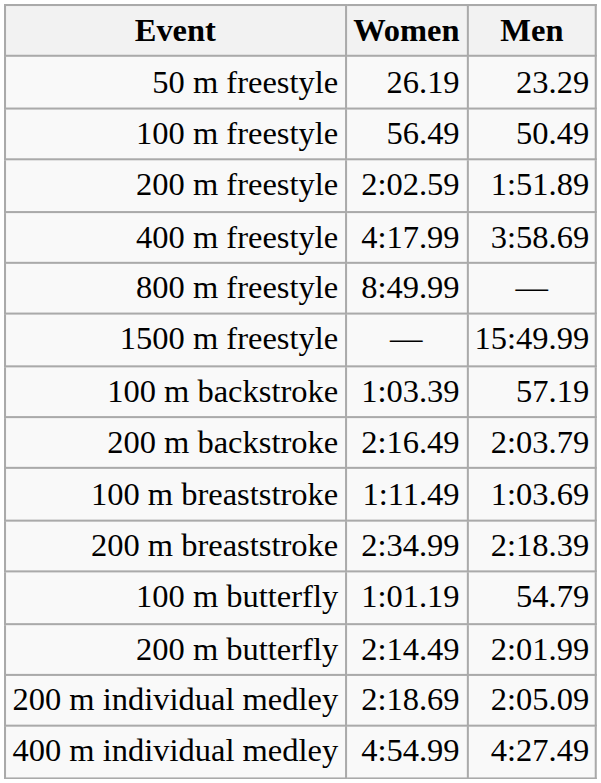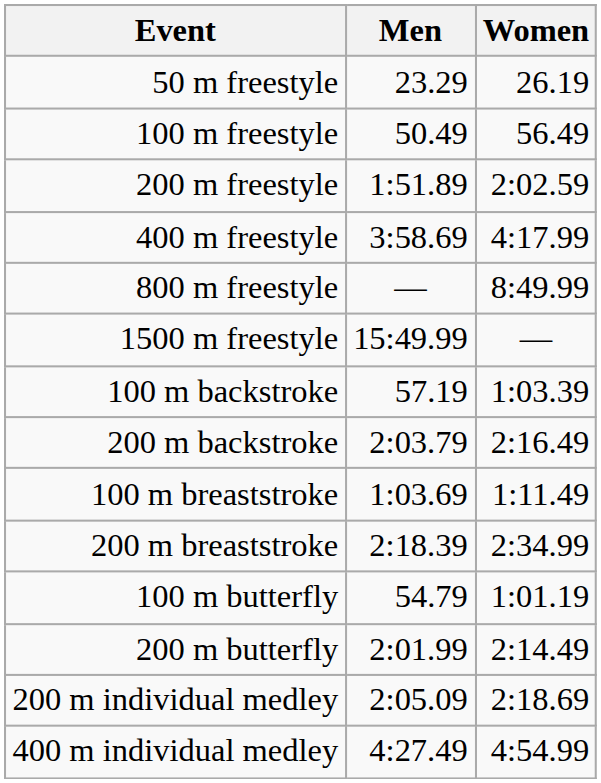columns swapped: (532, 30) <-> (406, 30)
